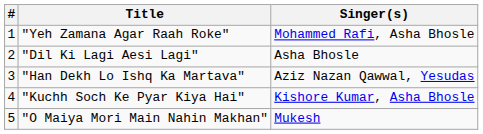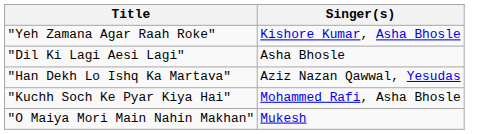- column: (11, 15)
(374, 36) Mohammed Rafi, Asha Bhosle -> (360, 36) Kishore Kumar, Asha Bhosle
(374, 98) Kishore Kumar, Asha Bhosle -> (360, 98) Mohammed Rafi, Asha Bhosle
